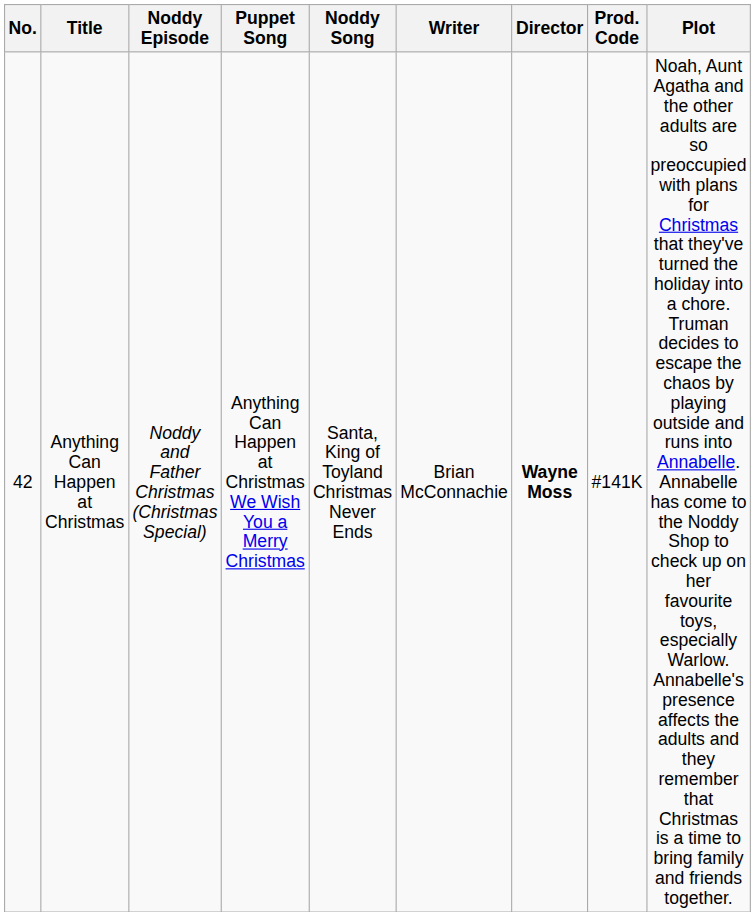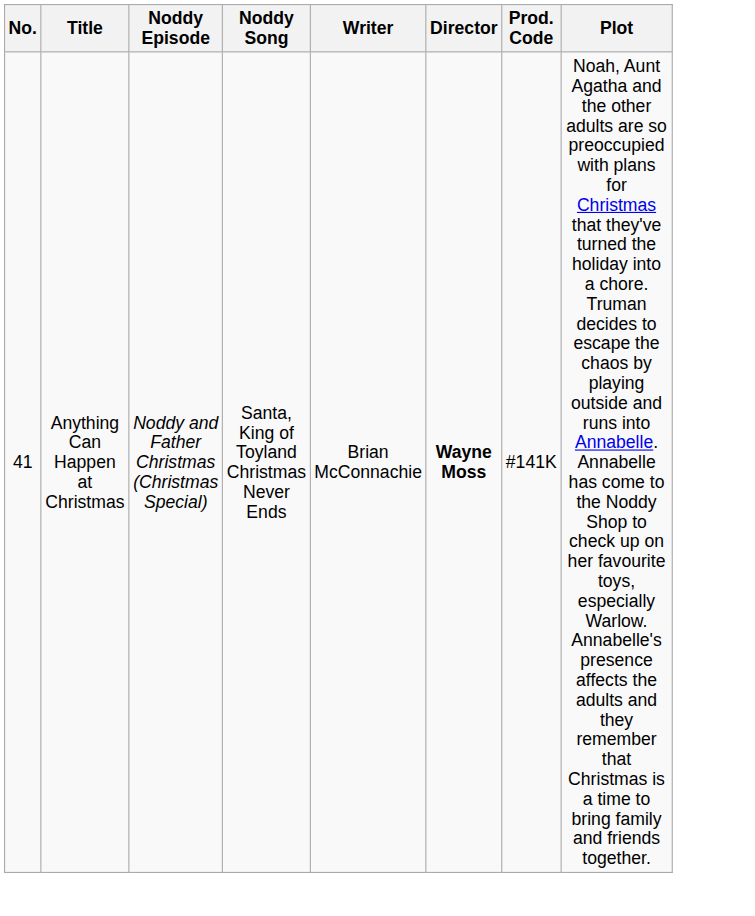- column: (265, 28)
(23, 481) 42 -> (23, 462) 41
